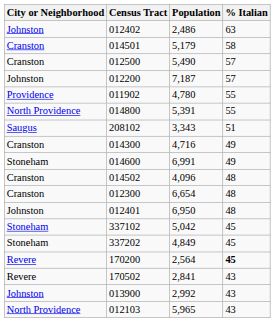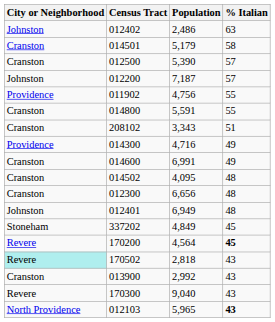(184, 62) 5,490 -> (184, 62) 5,390
(184, 95) 4,780 -> (184, 95) 4,756
(44, 111) North Providence -> (26, 111) Cranston
(184, 111) 5,391 -> (184, 111) 5,591
(22, 128) Saugus -> (26, 128) Cranston
(26, 144) Cranston -> (30, 144) Providence
(28, 161) Stoneham -> (26, 161) Cranston
(184, 177) 4,096 -> (184, 177) 4,095
(184, 194) 6,654 -> (184, 194) 6,656
(184, 210) 6,950 -> (184, 210) 6,949
- row: (125, 227)
(184, 260) 2,564 -> (184, 243) 4,564
(21, 276) no background -> (21, 260) paleturquoise background
(184, 276) 2,841 -> (184, 260) 2,818
(25, 293) Johnston -> (26, 276) Cranston
+ row: (125, 293)
(231, 309) normal -> (231, 309) bold
